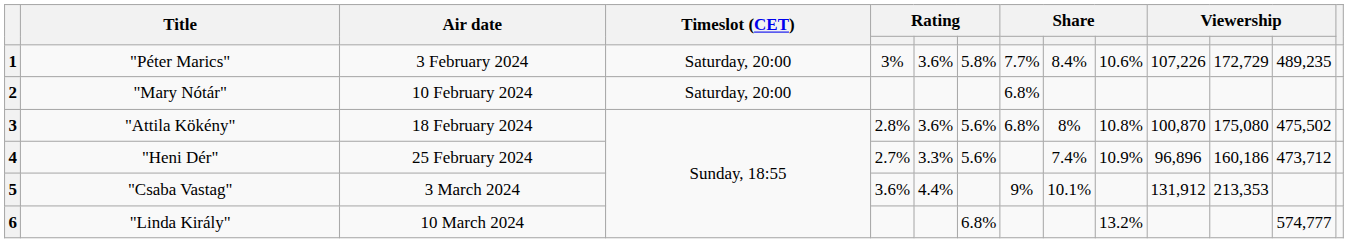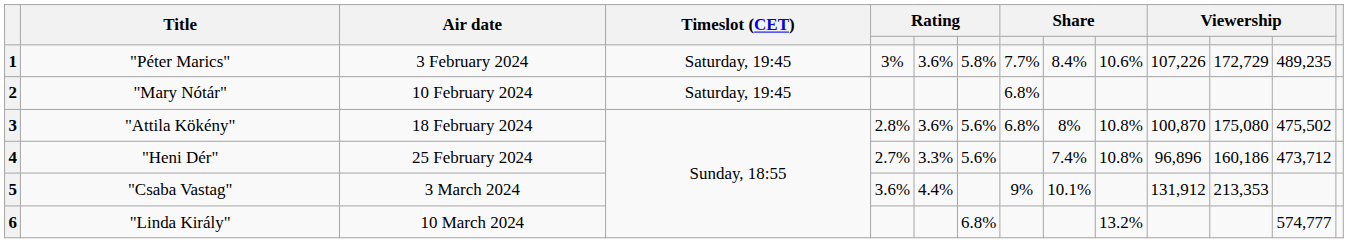(738, 61) Saturday, 20:00 -> (738, 61) Saturday, 19:45
(738, 93) Saturday, 20:00 -> (738, 93) Saturday, 19:45
(1121, 157) 10.9% -> (1121, 157) 10.8%
